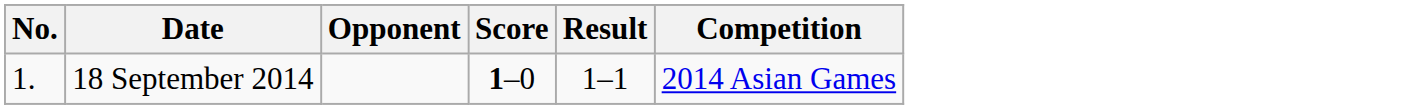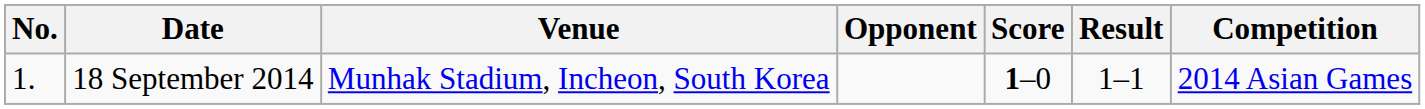+ column: (579, 29)
